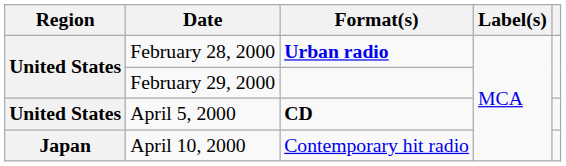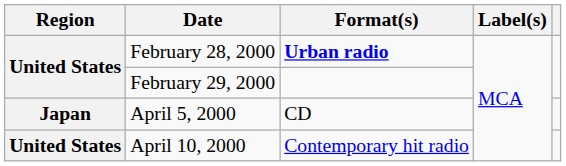(65, 113) United States -> (65, 113) Japan
(298, 113) bold -> (298, 113) normal
(65, 144) Japan -> (65, 144) United States
